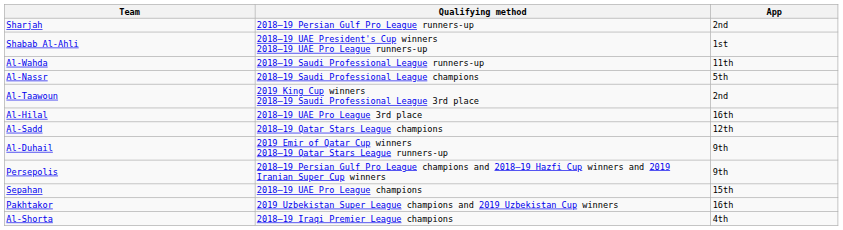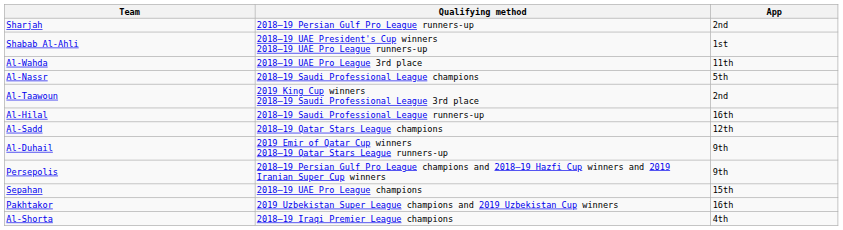(370, 63) 2018–19 Saudi Professional League runners-up -> (339, 63) 2018–19 UAE Pro League 3rd place
(339, 115) 2018–19 UAE Pro League 3rd place -> (370, 115) 2018–19 Saudi Professional League runners-up
